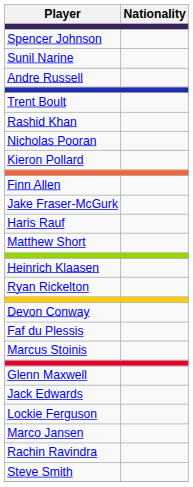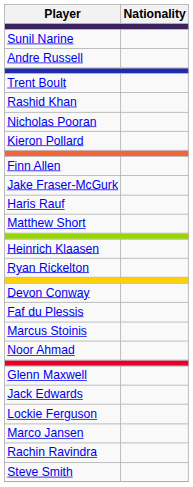- row: (55, 39)
+ row: (41, 350)
